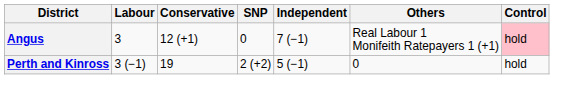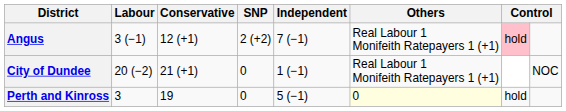(118, 39) 3 -> (130, 39) 3 (−1)
(243, 39) 0 -> (256, 39) 2 (+2)
+ row: (49, 71)
(130, 64) 3 (−1) -> (118, 96) 3
(256, 64) 2 (+2) -> (243, 96) 0
(356, 64) no background -> (356, 96) lightyellow background
